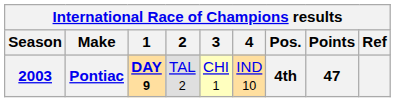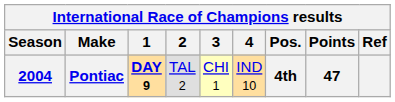(35, 76) 2003 -> (35, 76) 2004
